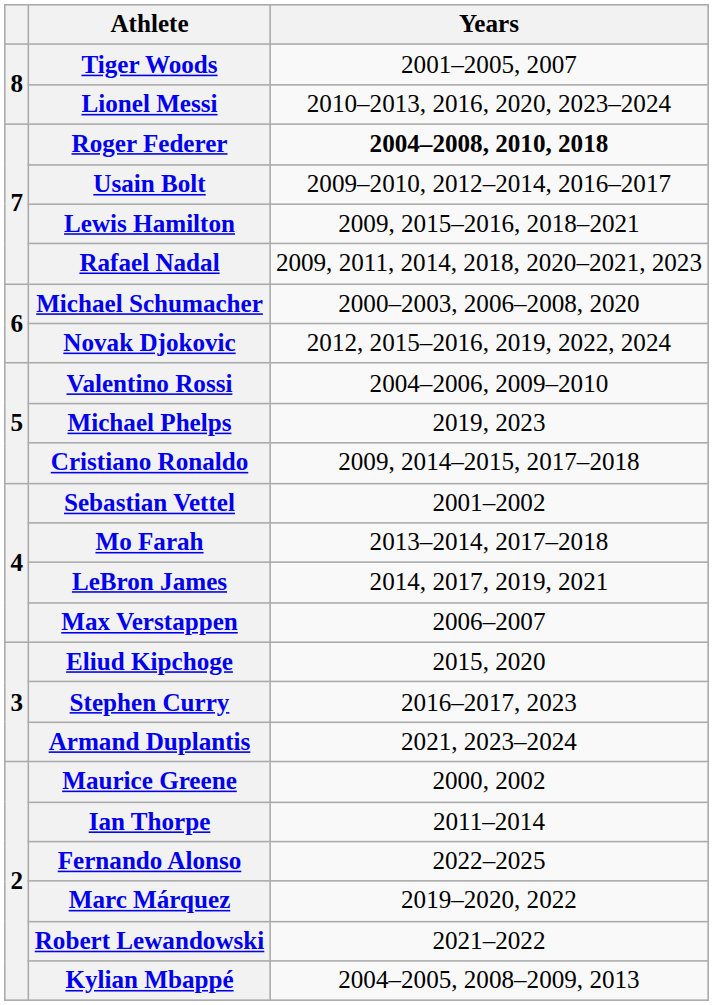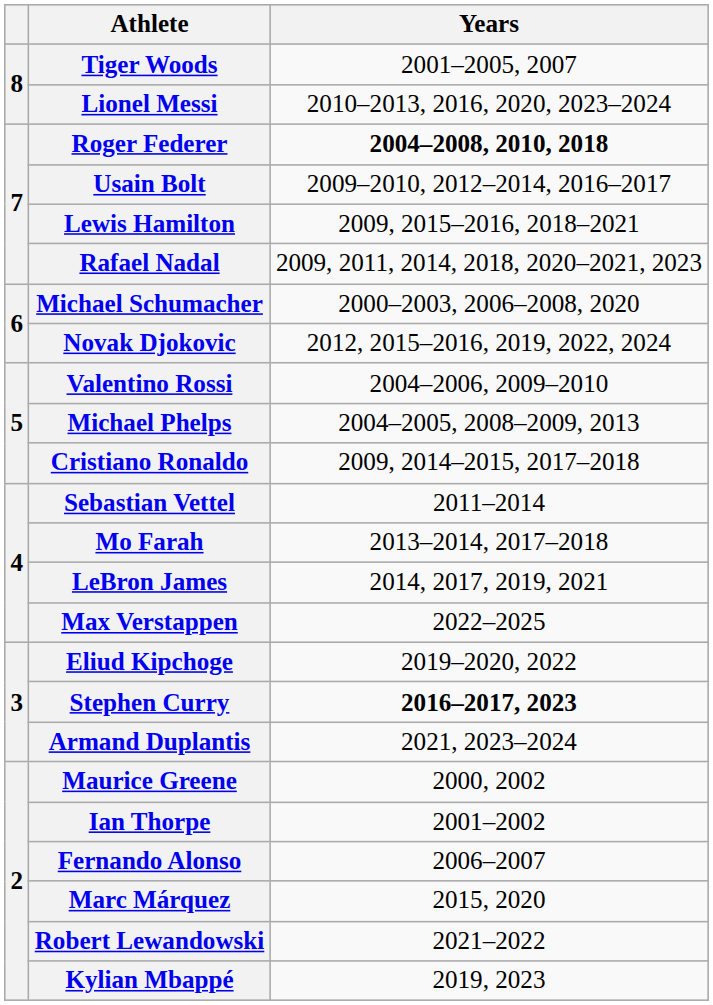(489, 422) 2019, 2023 -> (489, 422) 2004–2005, 2008–2009, 2013
(489, 502) 2001–2002 -> (489, 502) 2011–2014
(489, 622) 2006–2007 -> (489, 622) 2022–2025
(489, 661) 2015, 2020 -> (489, 661) 2019–2020, 2022
(489, 701) normal -> (489, 701) bold
(489, 821) 2011–2014 -> (489, 821) 2001–2002
(489, 861) 2022–2025 -> (489, 861) 2006–2007
(489, 900) 2019–2020, 2022 -> (489, 900) 2015, 2020
(489, 980) 2004–2005, 2008–2009, 2013 -> (489, 980) 2019, 2023
